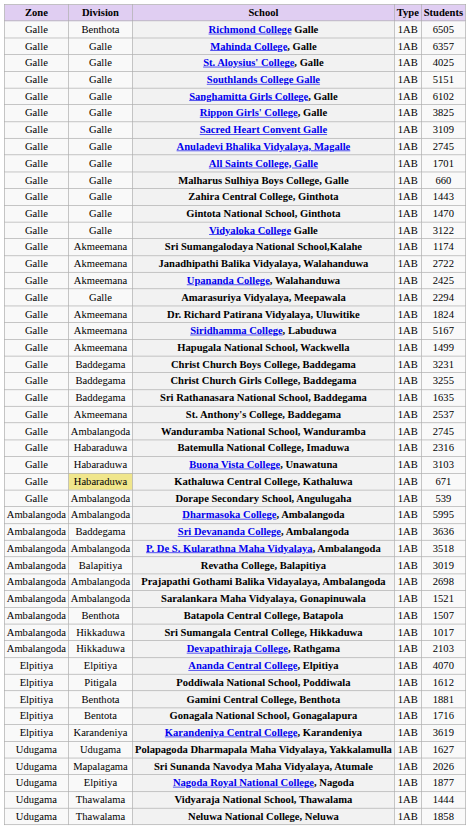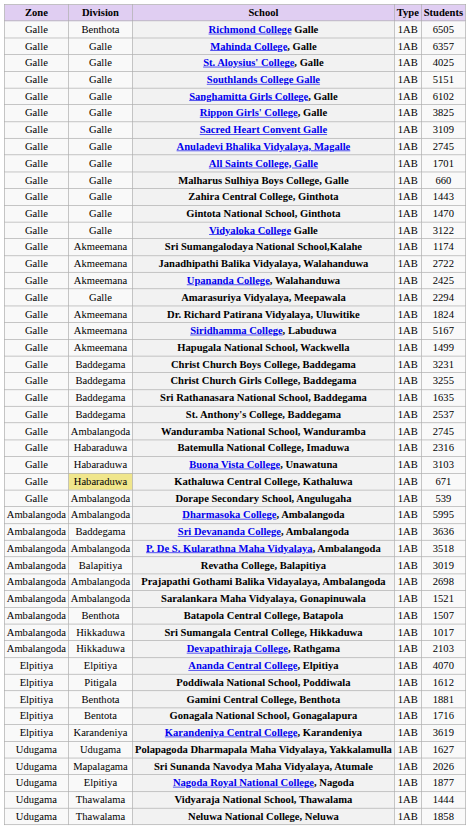(100, 414) Akmeemana -> (100, 414) Baddegama
